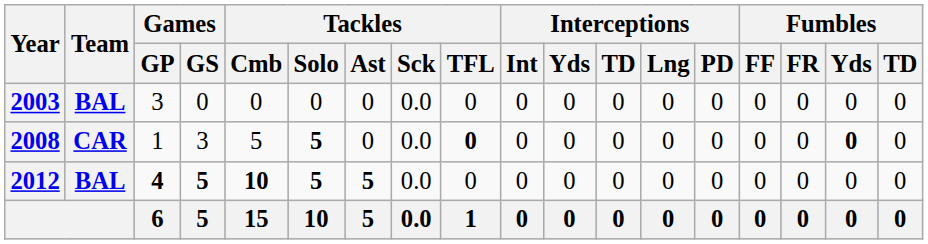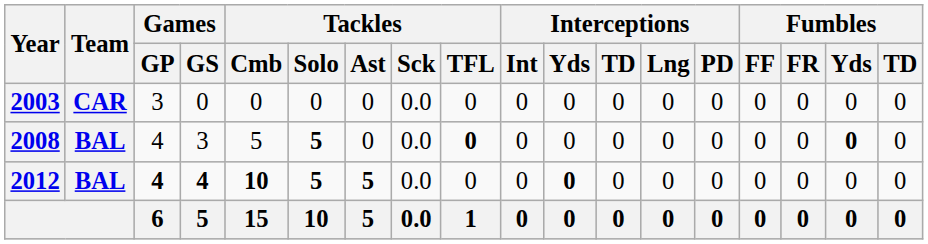(100, 102) BAL -> (100, 102) CAR
(100, 141) CAR -> (100, 141) BAL
(158, 141) 1 -> (158, 141) 4
(202, 180) 5 -> (202, 180) 4
(569, 180) normal -> (569, 180) bold
